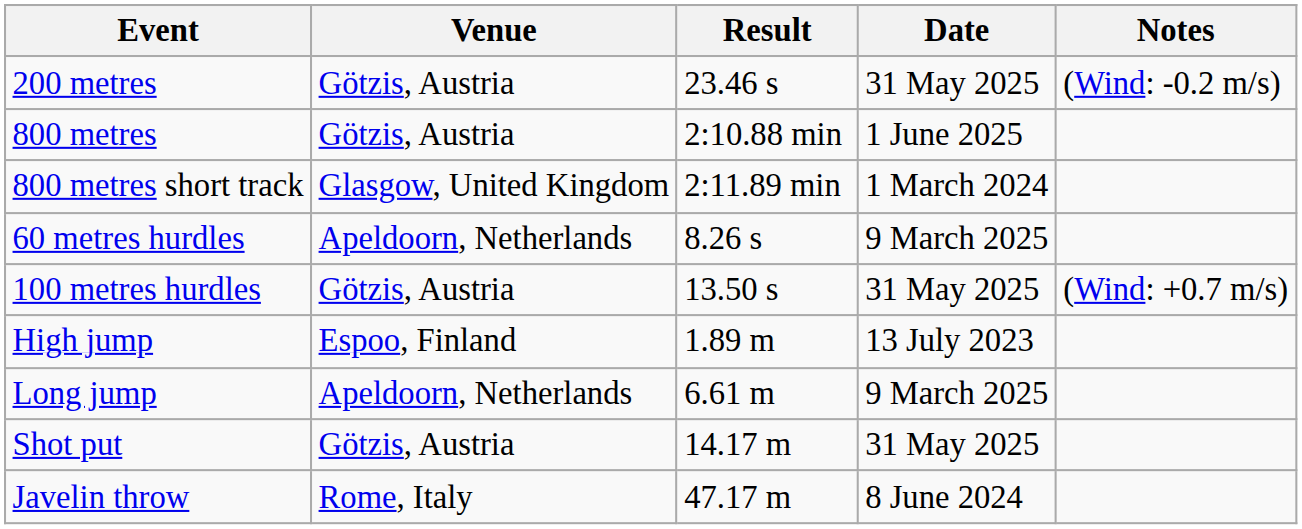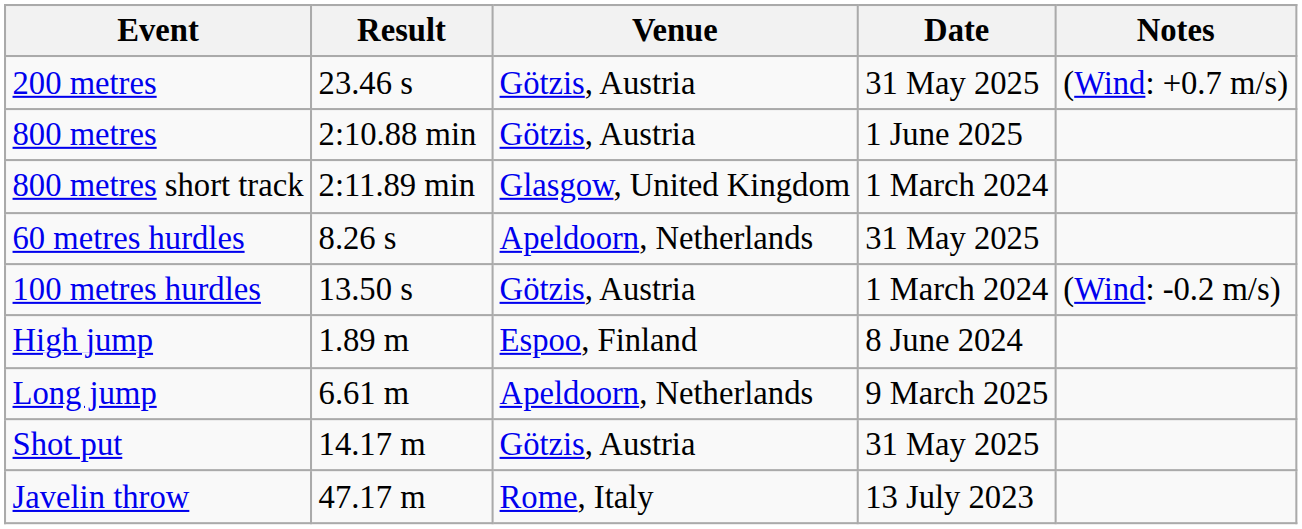columns swapped: (767, 30) <-> (494, 30)
(1172, 82) (Wind: -0.2 m/s) -> (1176, 82) (Wind: +0.7 m/s)
(957, 237) 9 March 2025 -> (952, 237) 31 May 2025
(952, 289) 31 May 2025 -> (957, 289) 1 March 2024
(1176, 289) (Wind: +0.7 m/s) -> (1172, 289) (Wind: -0.2 m/s)
(949, 340) 13 July 2023 -> (944, 340) 8 June 2024
(944, 496) 8 June 2024 -> (949, 496) 13 July 2023
